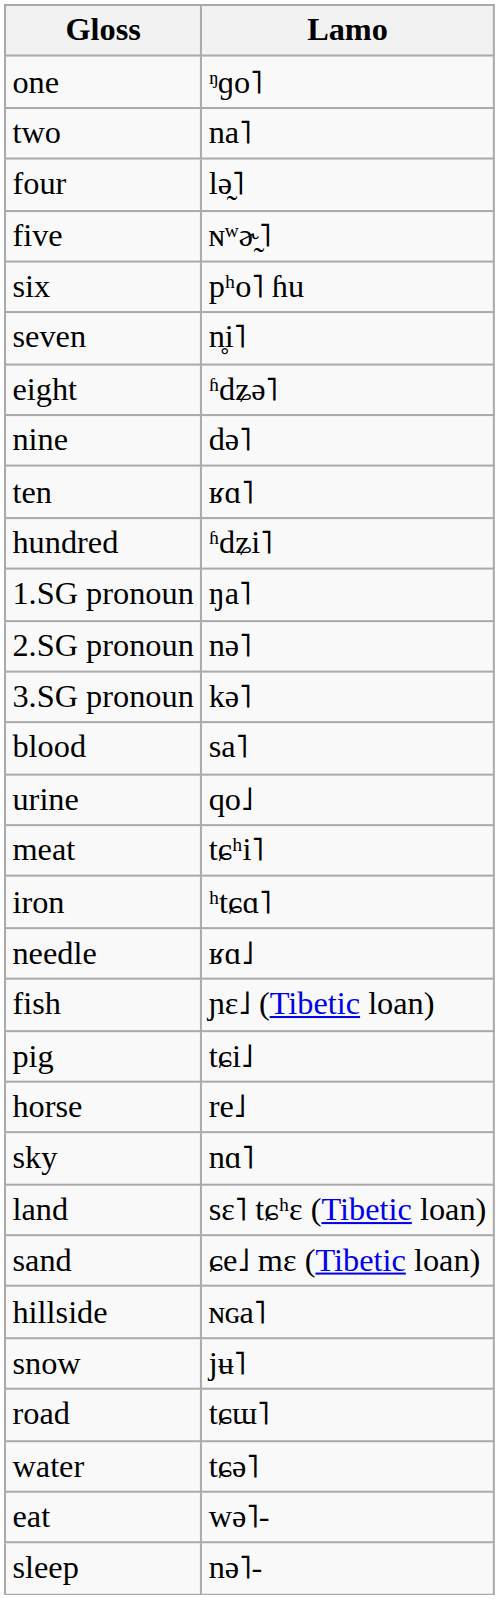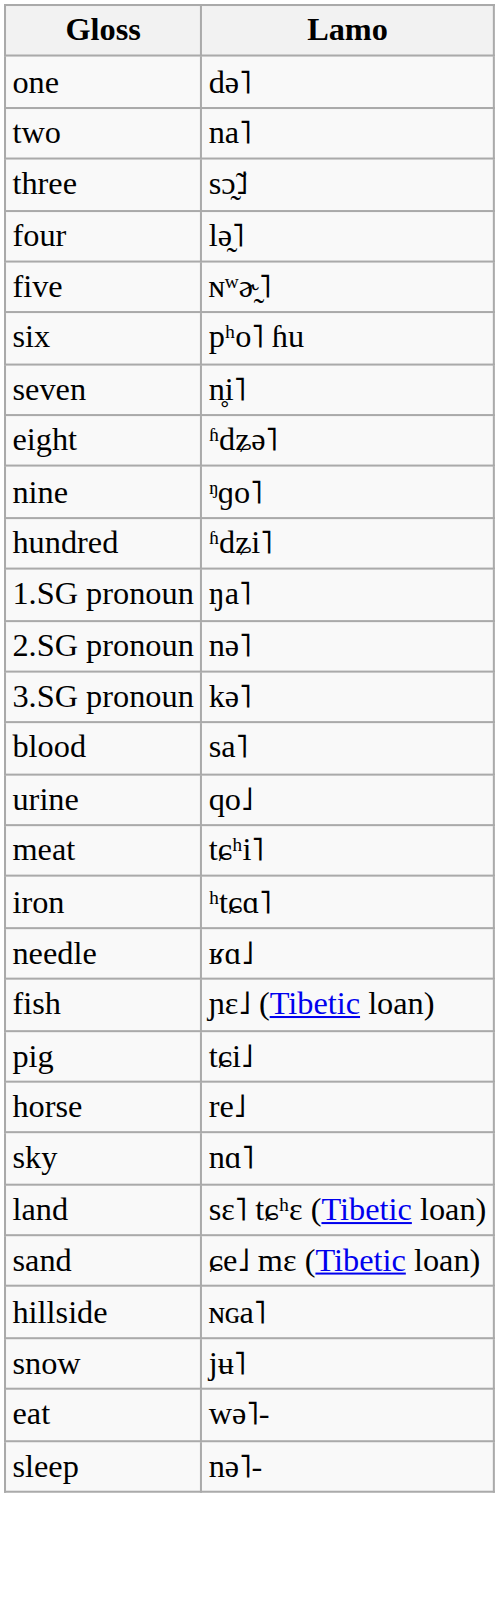(236, 81) ᵑɡo˥ -> (230, 81) də˥
+ row: (45, 183)
(230, 440) də˥ -> (236, 491) ᵑɡo˥
- row: (32, 491)
- row: (41, 1414)
- row: (48, 1465)
